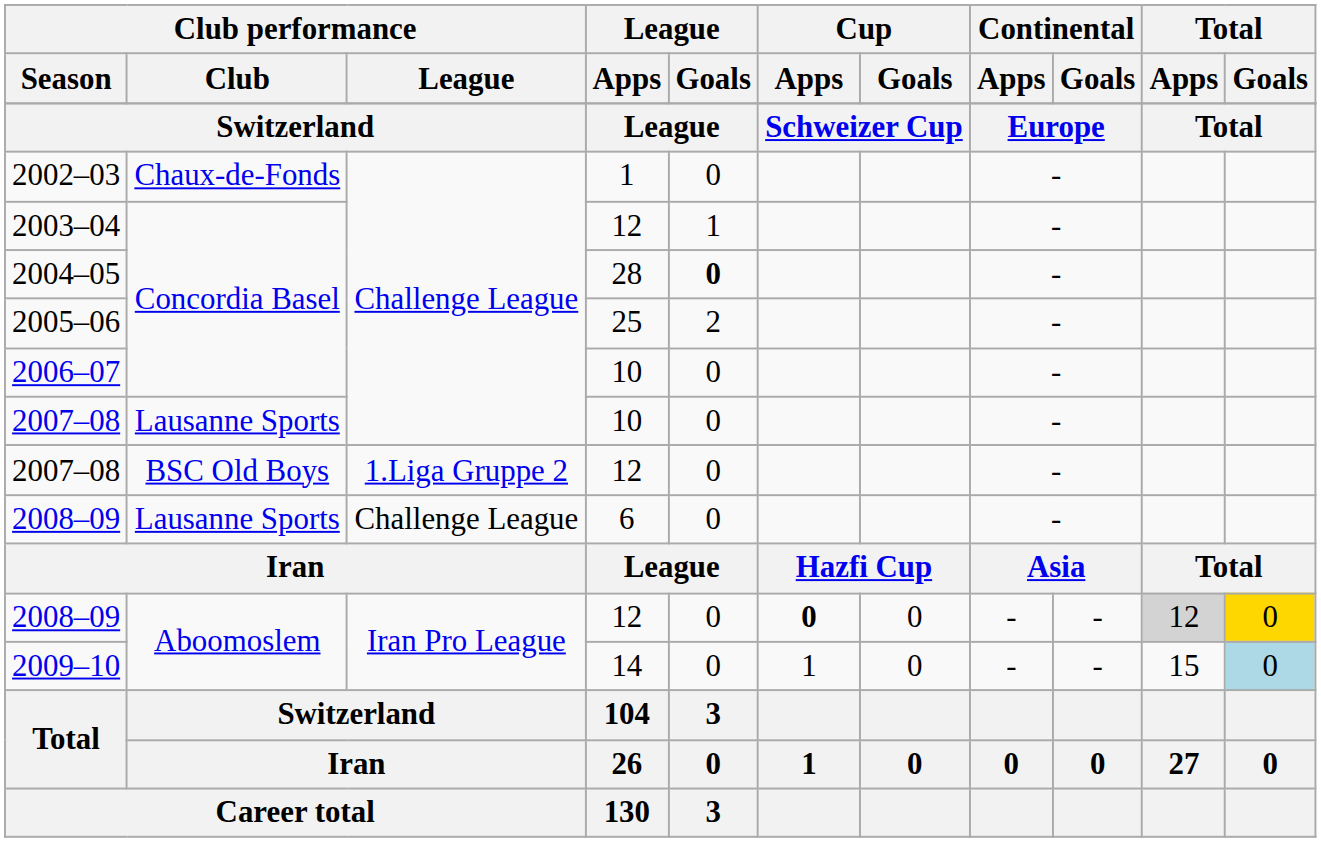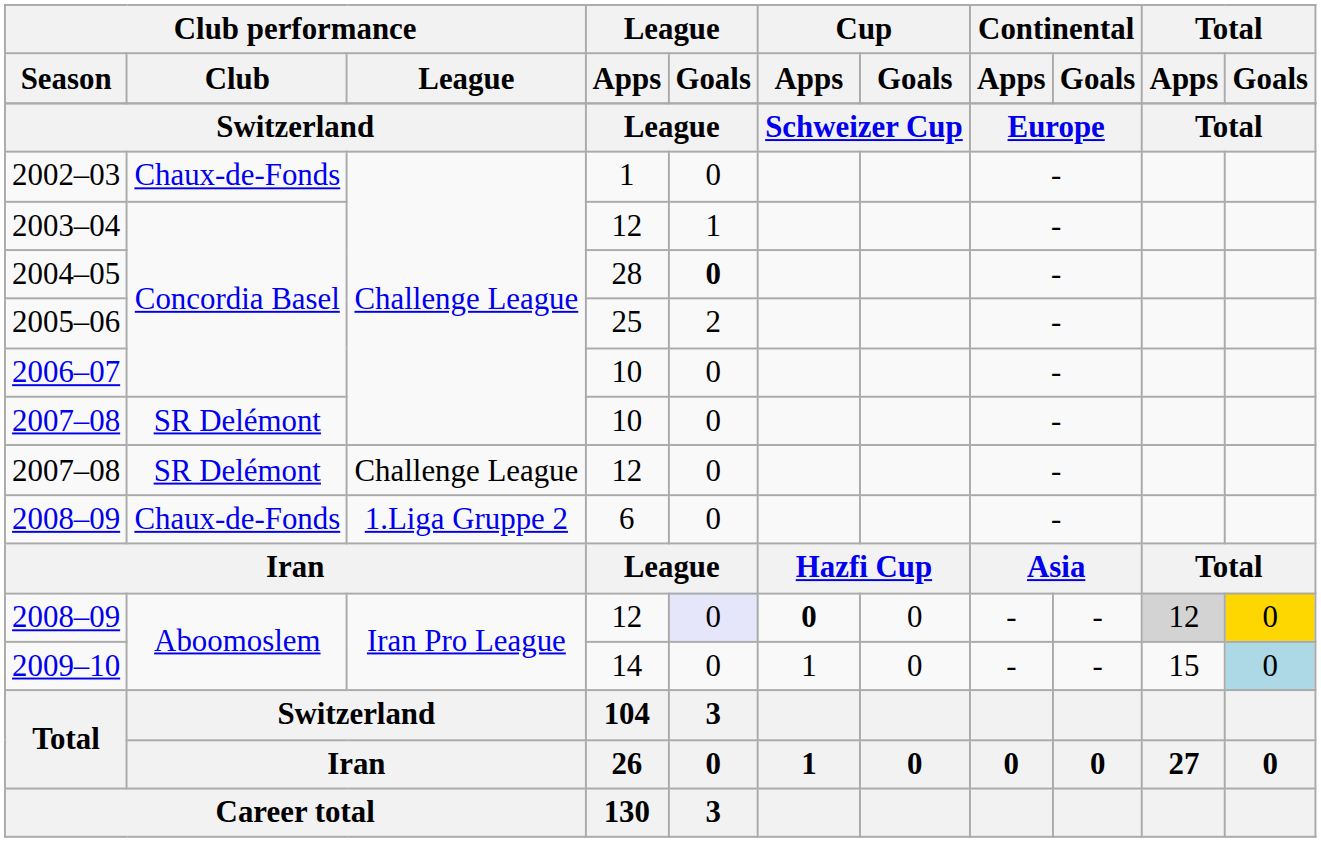(237, 420) Lausanne Sports -> (237, 420) SR Delémont
(237, 469) BSC Old Boys -> (237, 469) SR Delémont
(466, 469) 1.Liga Gruppe 2 -> (466, 469) Challenge League
(237, 518) Lausanne Sports -> (237, 518) Chaux-de-Fonds
(466, 518) Challenge League -> (466, 518) 1.Liga Gruppe 2
(713, 616) no background -> (713, 616) lavender background
